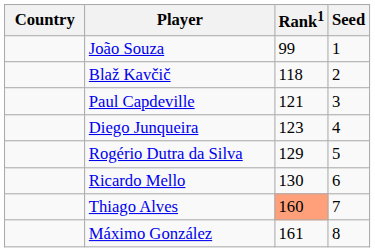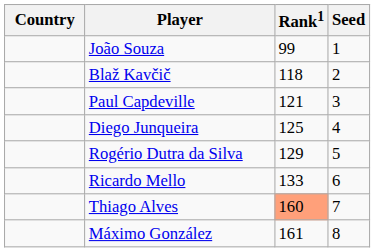(291, 127) 123 -> (291, 127) 125
(291, 180) 130 -> (291, 180) 133
